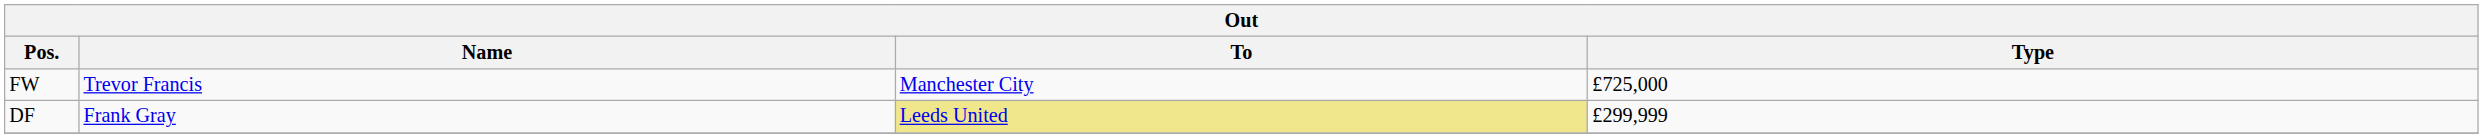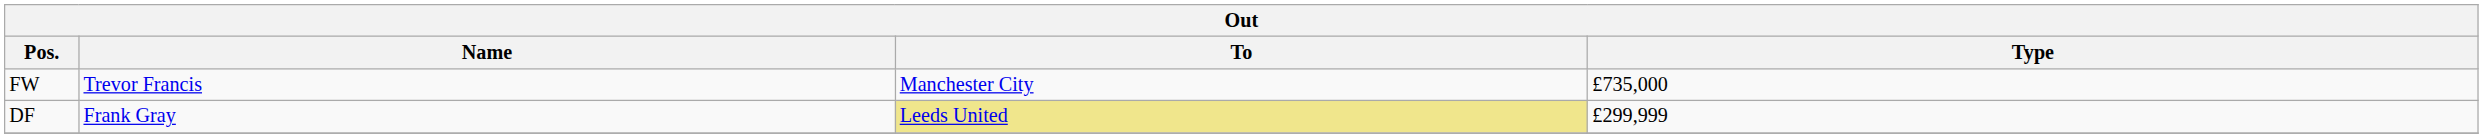(1630, 84) £725,000 -> (1630, 84) £735,000
